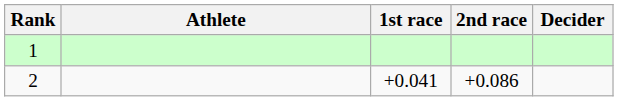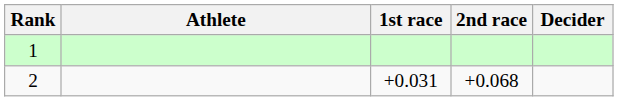(411, 80) +0.041 -> (411, 80) +0.031
(492, 80) +0.086 -> (492, 80) +0.068
